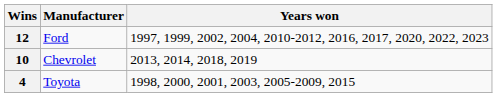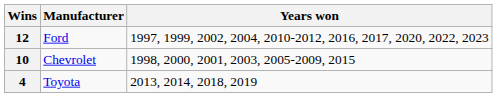(194, 59) 2013, 2014, 2018, 2019 -> (243, 59) 1998, 2000, 2001, 2003, 2005-2009, 2015
(243, 81) 1998, 2000, 2001, 2003, 2005-2009, 2015 -> (194, 81) 2013, 2014, 2018, 2019
